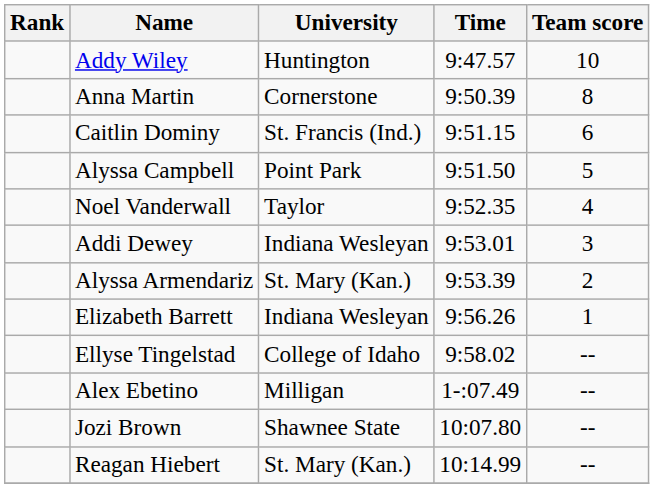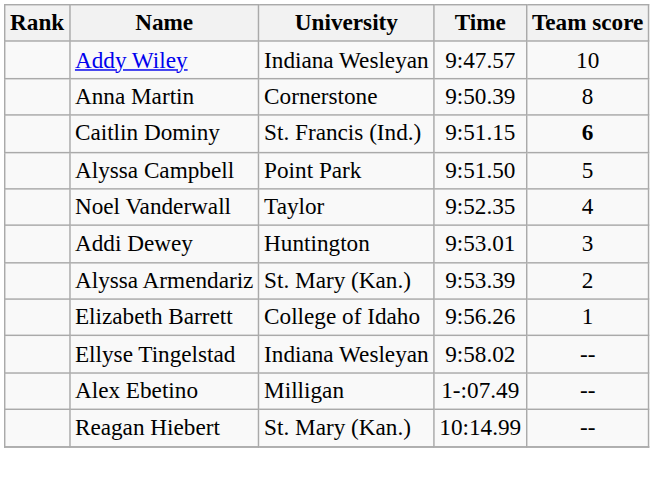(317, 59) Huntington -> (346, 59) Indiana Wesleyan
(588, 133) normal -> (588, 133) bold
(346, 243) Indiana Wesleyan -> (317, 243) Huntington
(346, 317) Indiana Wesleyan -> (342, 317) College of Idaho
(342, 354) College of Idaho -> (346, 354) Indiana Wesleyan
- row: (128, 427)
